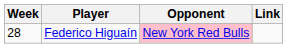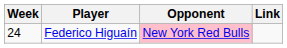(14, 33) 28 -> (14, 33) 24
